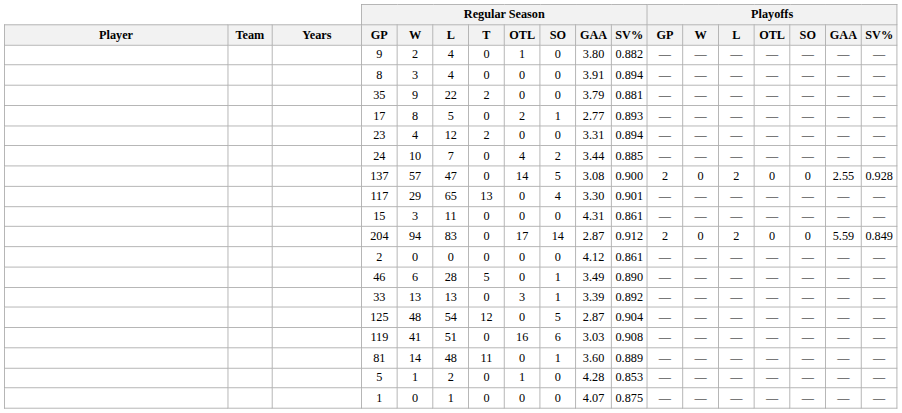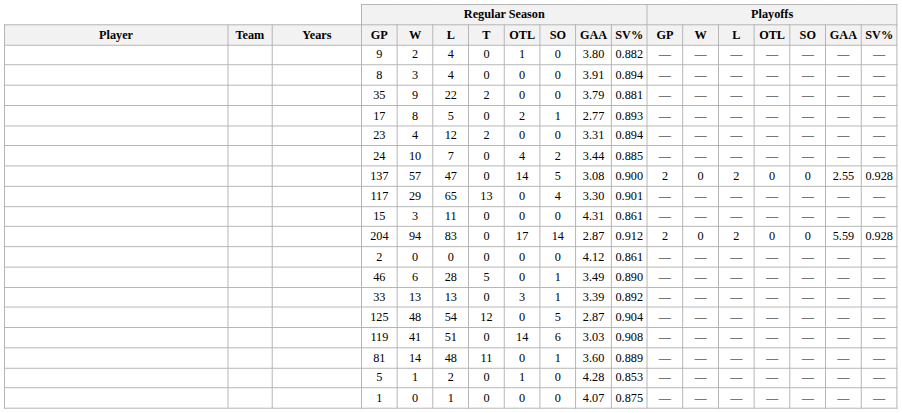(879, 237) 0.849 -> (879, 237) 0.928
(522, 337) 16 -> (522, 337) 14
